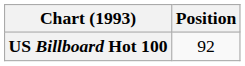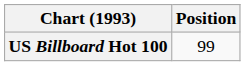(206, 46) 92 -> (206, 46) 99
